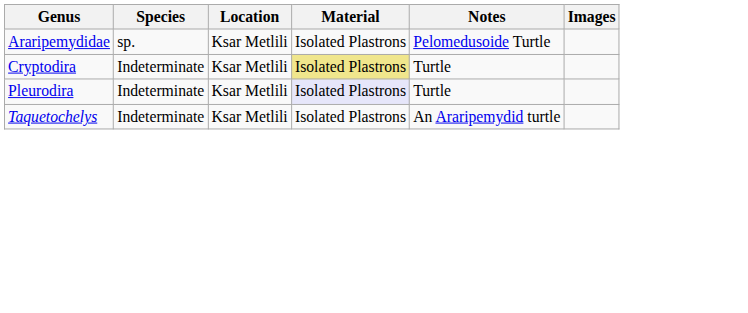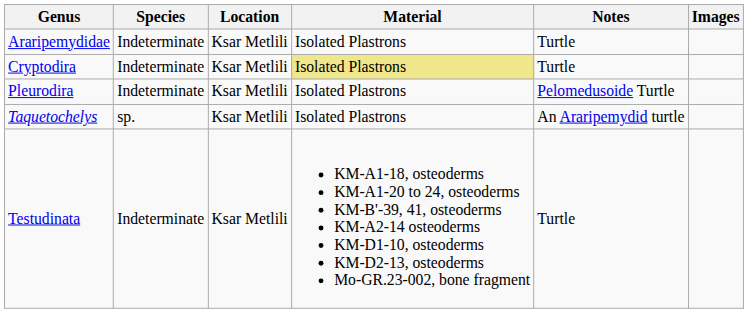(126, 41) sp. -> (161, 41) Indeterminate
(482, 41) Pelomedusoide Turtle -> (556, 41) Turtle
(350, 91) lavender background -> (350, 91) no background
(432, 91) Turtle -> (606, 91) Pelomedusoide Turtle
(161, 116) Indeterminate -> (126, 116) sp.
+ row: (44, 218)
